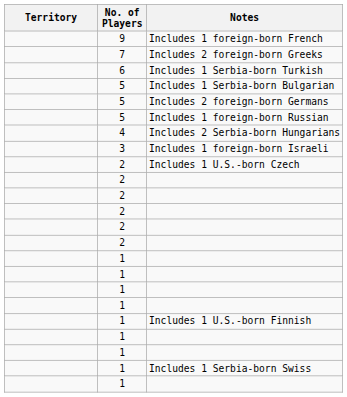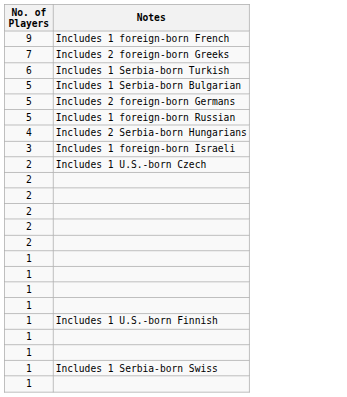- column: (51, 18)
